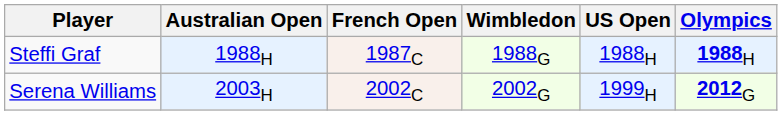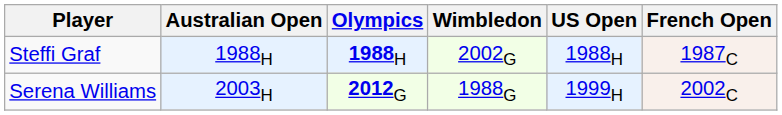columns swapped: (394, 20) <-> (726, 20)
(521, 55) 1988G -> (487, 55) 2002G
(521, 91) 2002G -> (487, 91) 1988G
